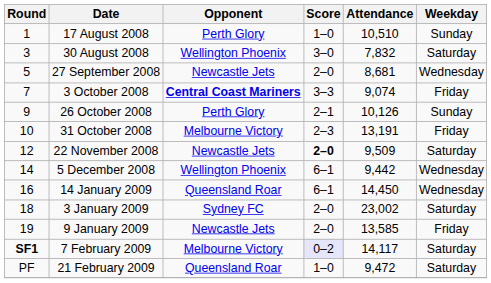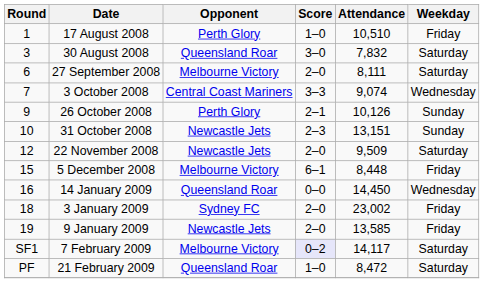(451, 33) Sunday -> (443, 33) Friday
(233, 53) Wellington Phoenix -> (229, 53) Queensland Roar
(27, 72) 5 -> (27, 72) 6
(233, 72) Newcastle Jets -> (229, 72) Melbourne Victory
(380, 72) 8,681 -> (372, 72) 8,111
(451, 72) Wednesday -> (443, 72) Saturday
(233, 92) bold -> (229, 92) normal
(451, 92) Friday -> (443, 92) Wednesday
(233, 131) Melbourne Victory -> (229, 131) Newcastle Jets
(380, 131) 13,191 -> (372, 131) 13,151
(451, 131) Friday -> (443, 131) Sunday
(323, 151) bold -> (315, 151) normal
(27, 170) 14 -> (27, 170) 15
(233, 170) Wellington Phoenix -> (229, 170) Melbourne Victory
(380, 170) 9,442 -> (372, 170) 8,448
(451, 170) Wednesday -> (443, 170) Friday
(323, 190) 6–1 -> (315, 190) 0–0
(451, 209) Saturday -> (443, 209) Friday
(27, 248) bold -> (27, 248) normal
(380, 268) 9,472 -> (372, 268) 8,472
